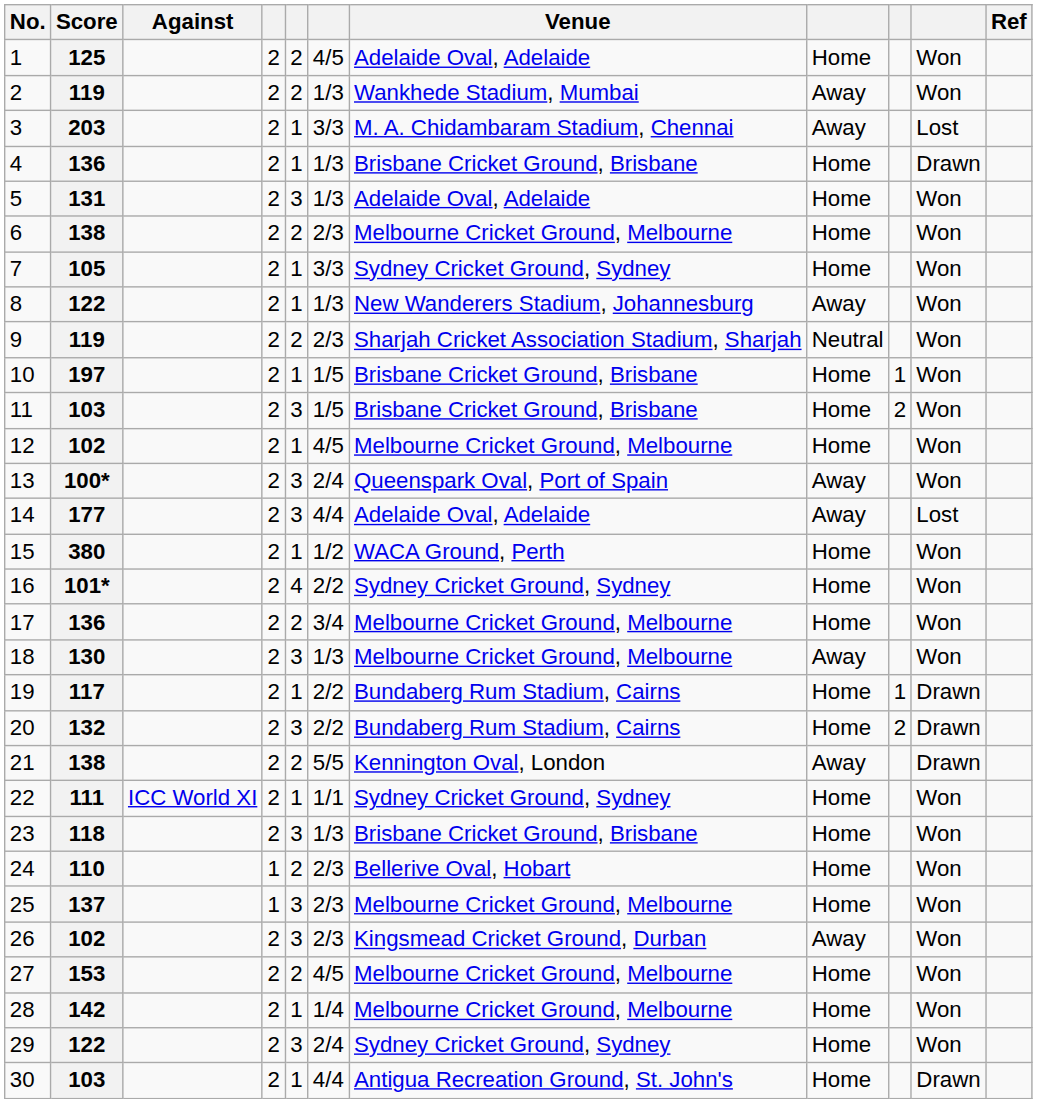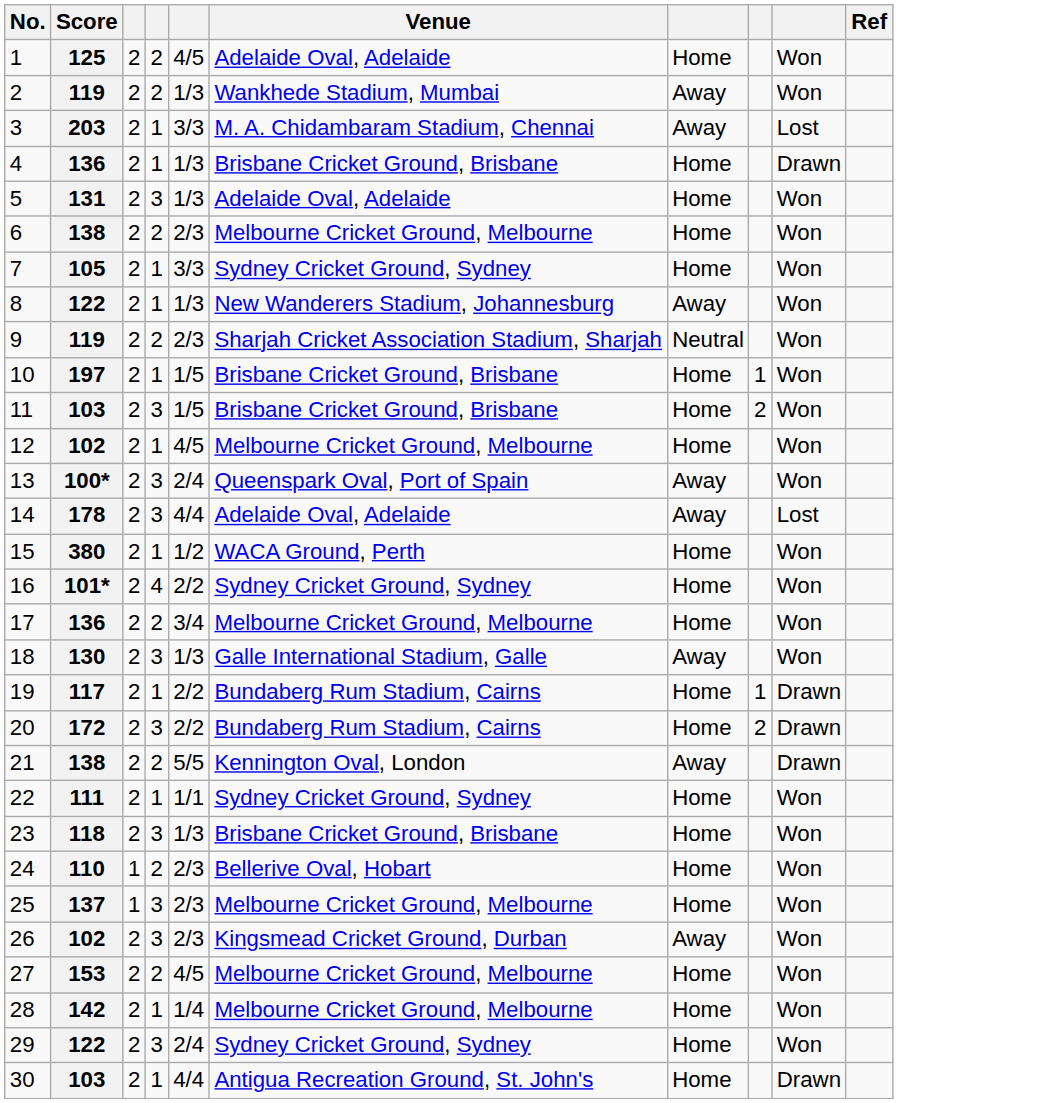- column: (193, 22)
(87, 515) 177 -> (87, 515) 178
(543, 657) Melbourne Cricket Ground, Melbourne -> (381, 657) Galle International Stadium, Galle
(87, 727) 132 -> (87, 727) 172
